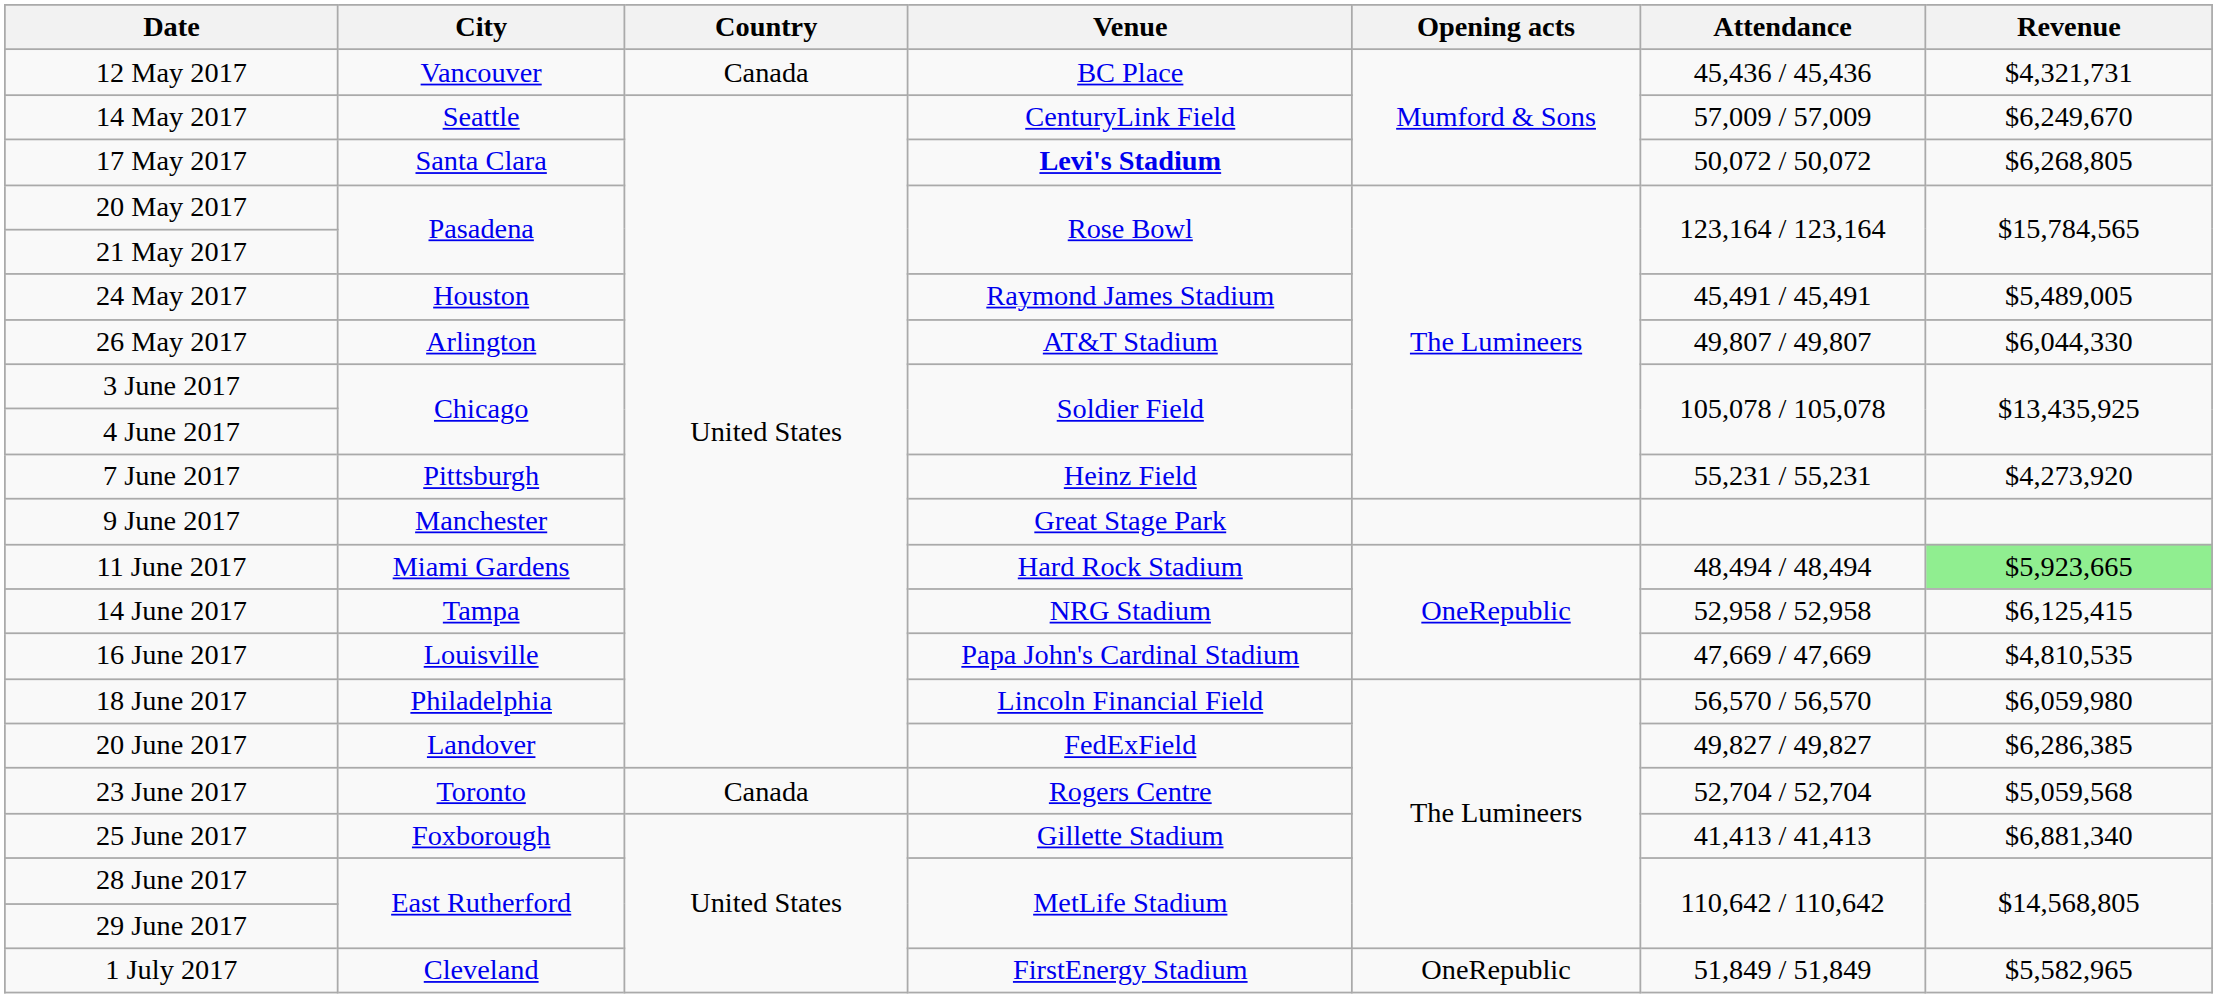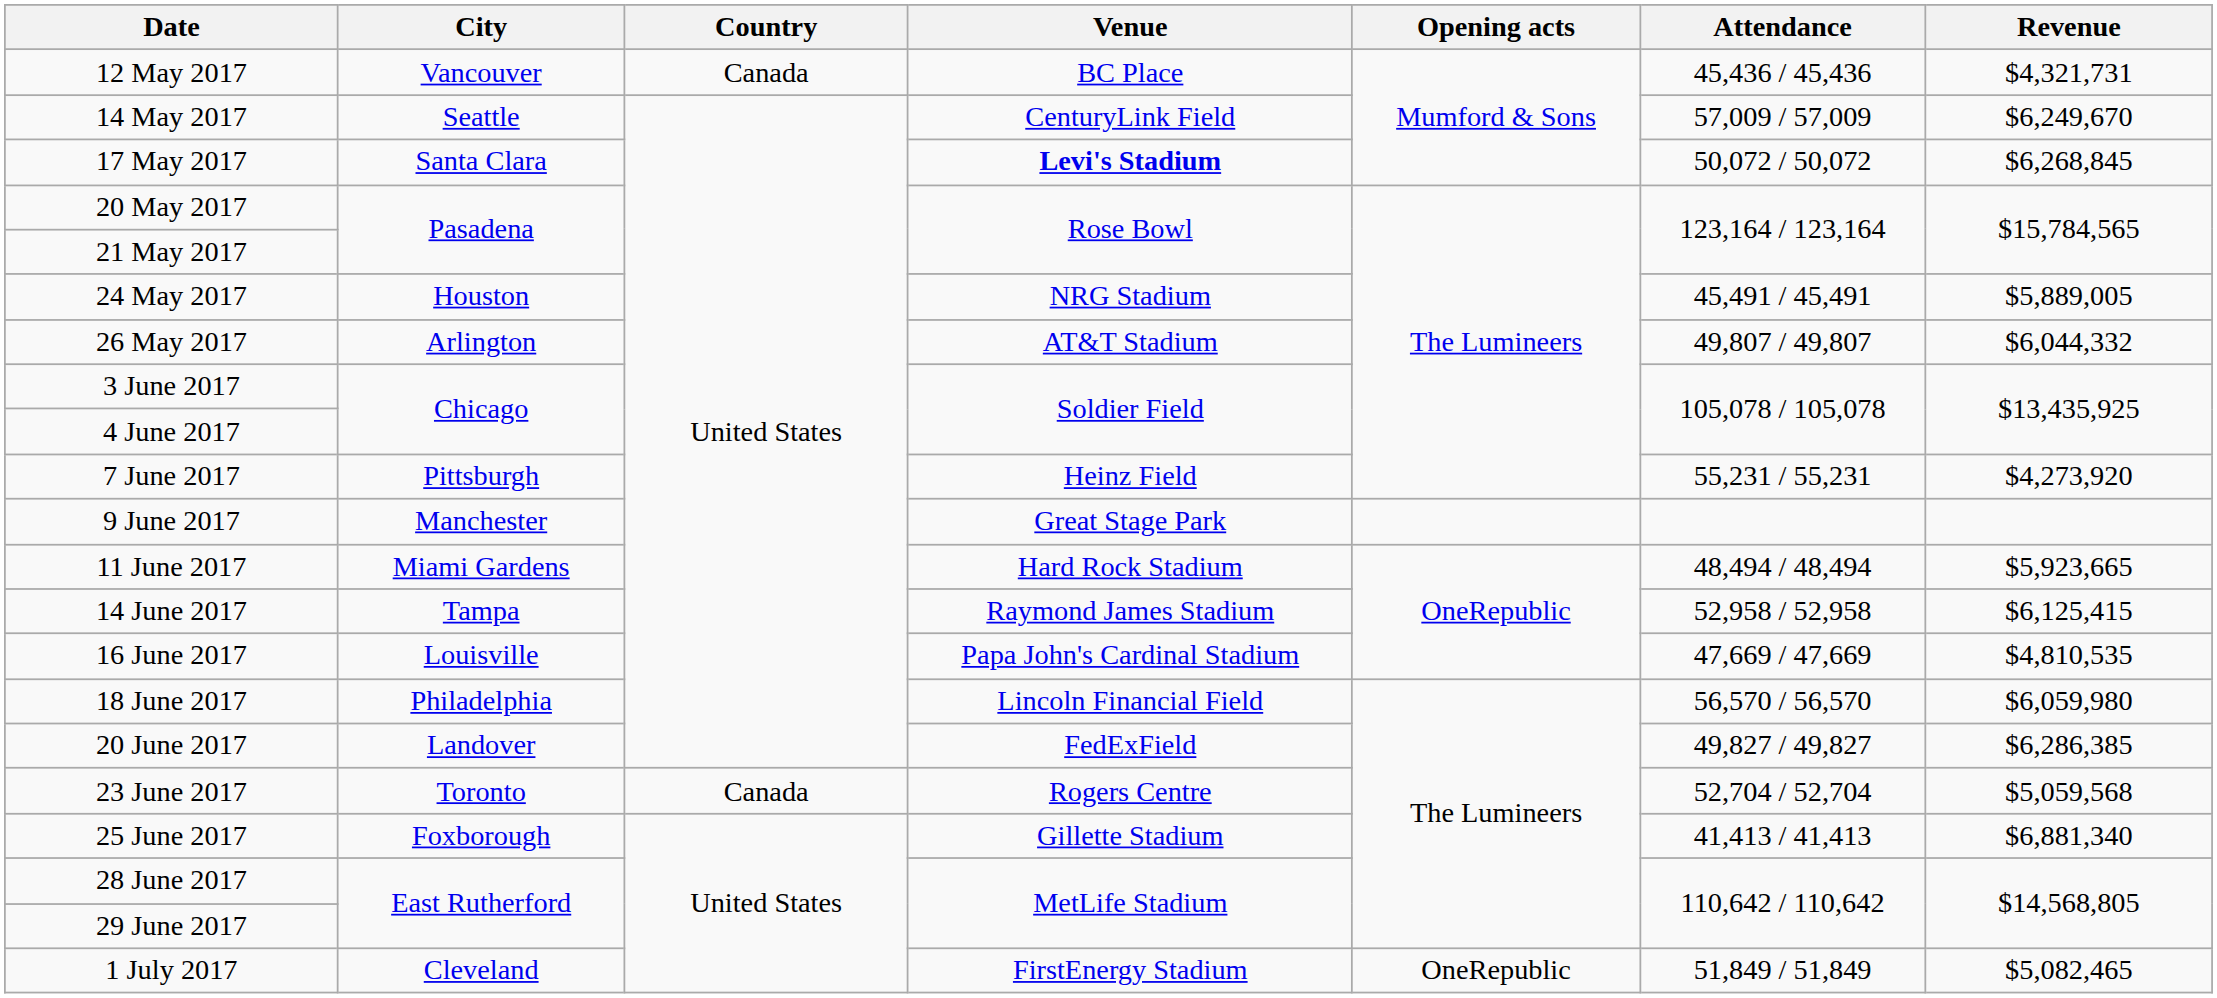(2069, 161) $6,268,805 -> (2069, 161) $6,268,845
(1130, 296) Raymond James Stadium -> (1130, 296) NRG Stadium
(2069, 296) $5,489,005 -> (2069, 296) $5,889,005
(2069, 341) $6,044,330 -> (2069, 341) $6,044,332
(2069, 565) lightgreen background -> (2069, 565) no background
(1130, 610) NRG Stadium -> (1130, 610) Raymond James Stadium
(2069, 970) $5,582,965 -> (2069, 970) $5,082,465
